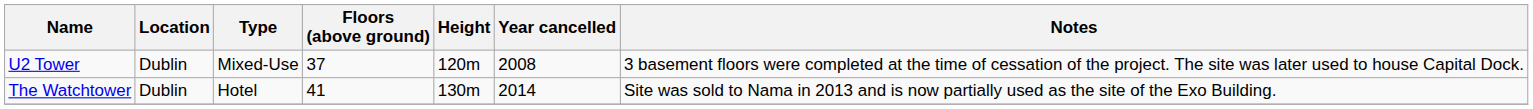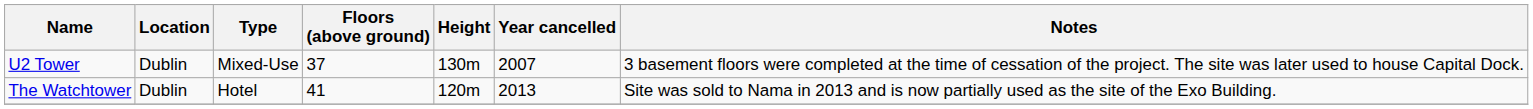(459, 63) 120m -> (459, 63) 130m
(517, 63) 2008 -> (517, 63) 2007
(459, 90) 130m -> (459, 90) 120m
(517, 90) 2014 -> (517, 90) 2013
